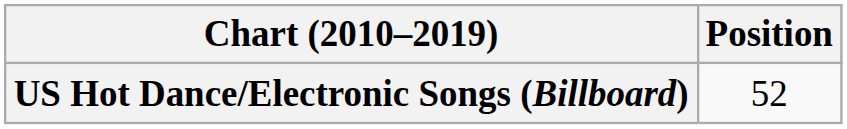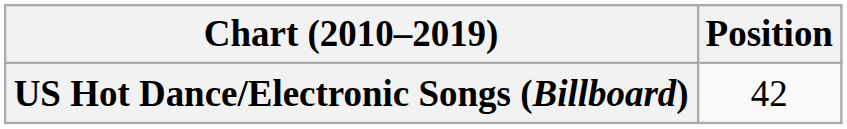(769, 92) 52 -> (769, 92) 42
